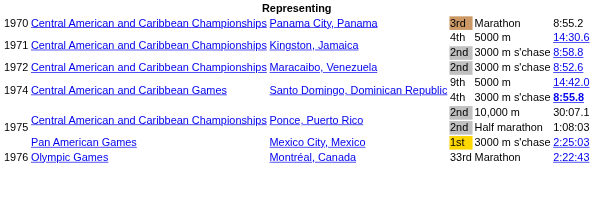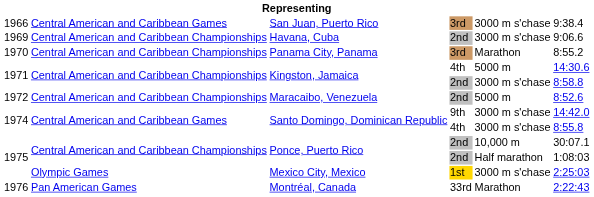+ row: (324, 23)
+ row: (304, 38)
(512, 68) 3000 m s'chase -> (493, 98) 5000 m
(493, 83) 5000 m -> (512, 113) 3000 m s'chase
(569, 98) bold -> (568, 128) normal
(84, 142) Pan American Games -> (70, 172) Olympic Games
(70, 157) Olympic Games -> (84, 187) Pan American Games
